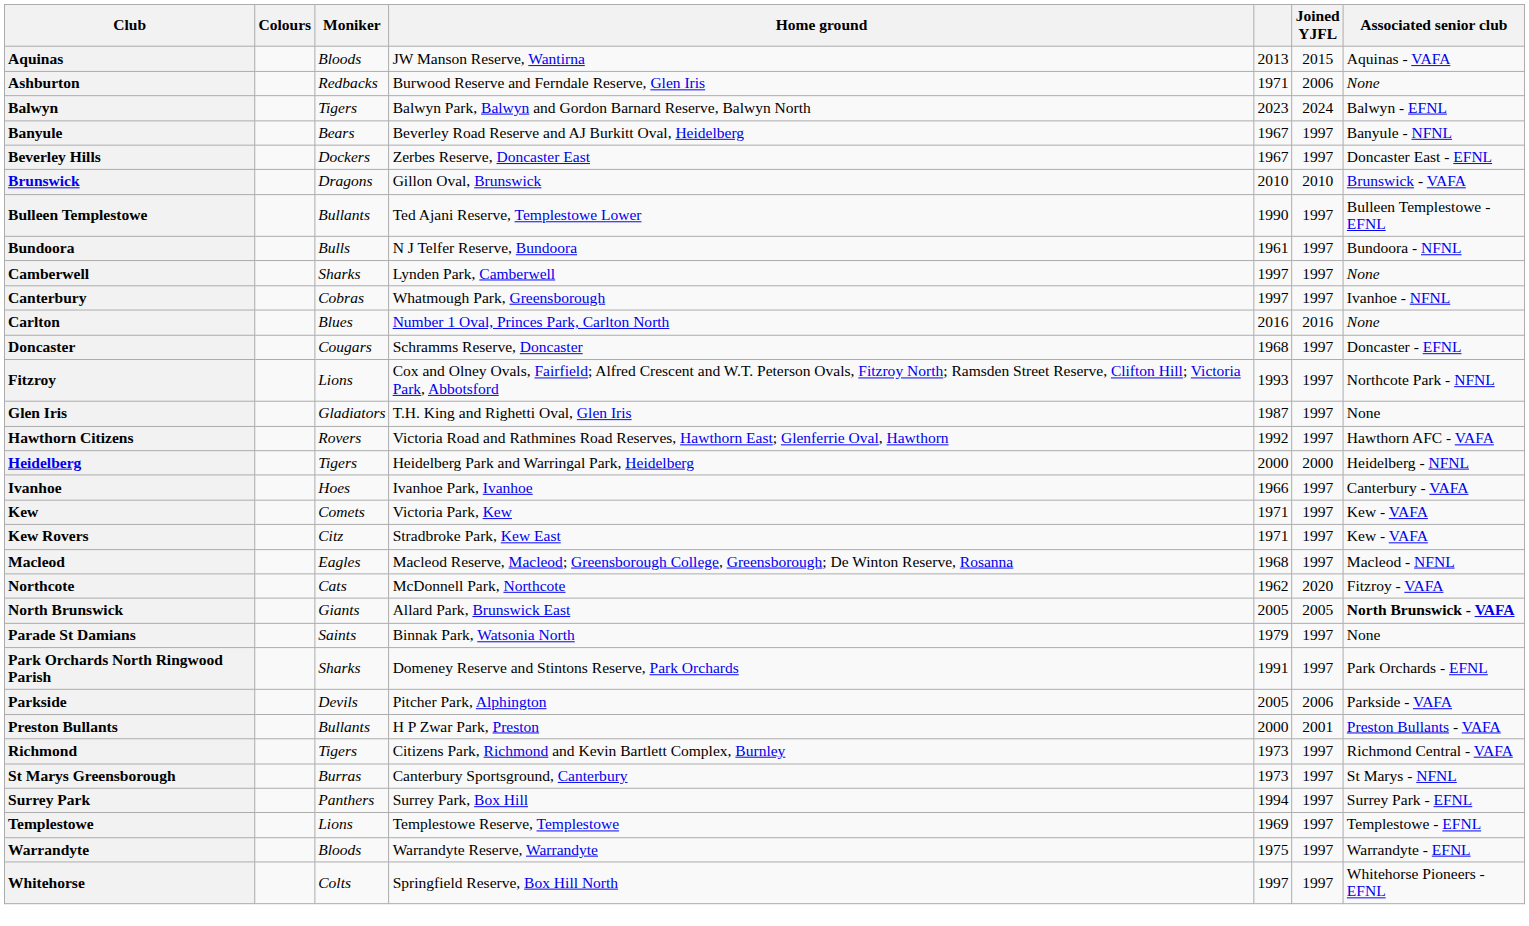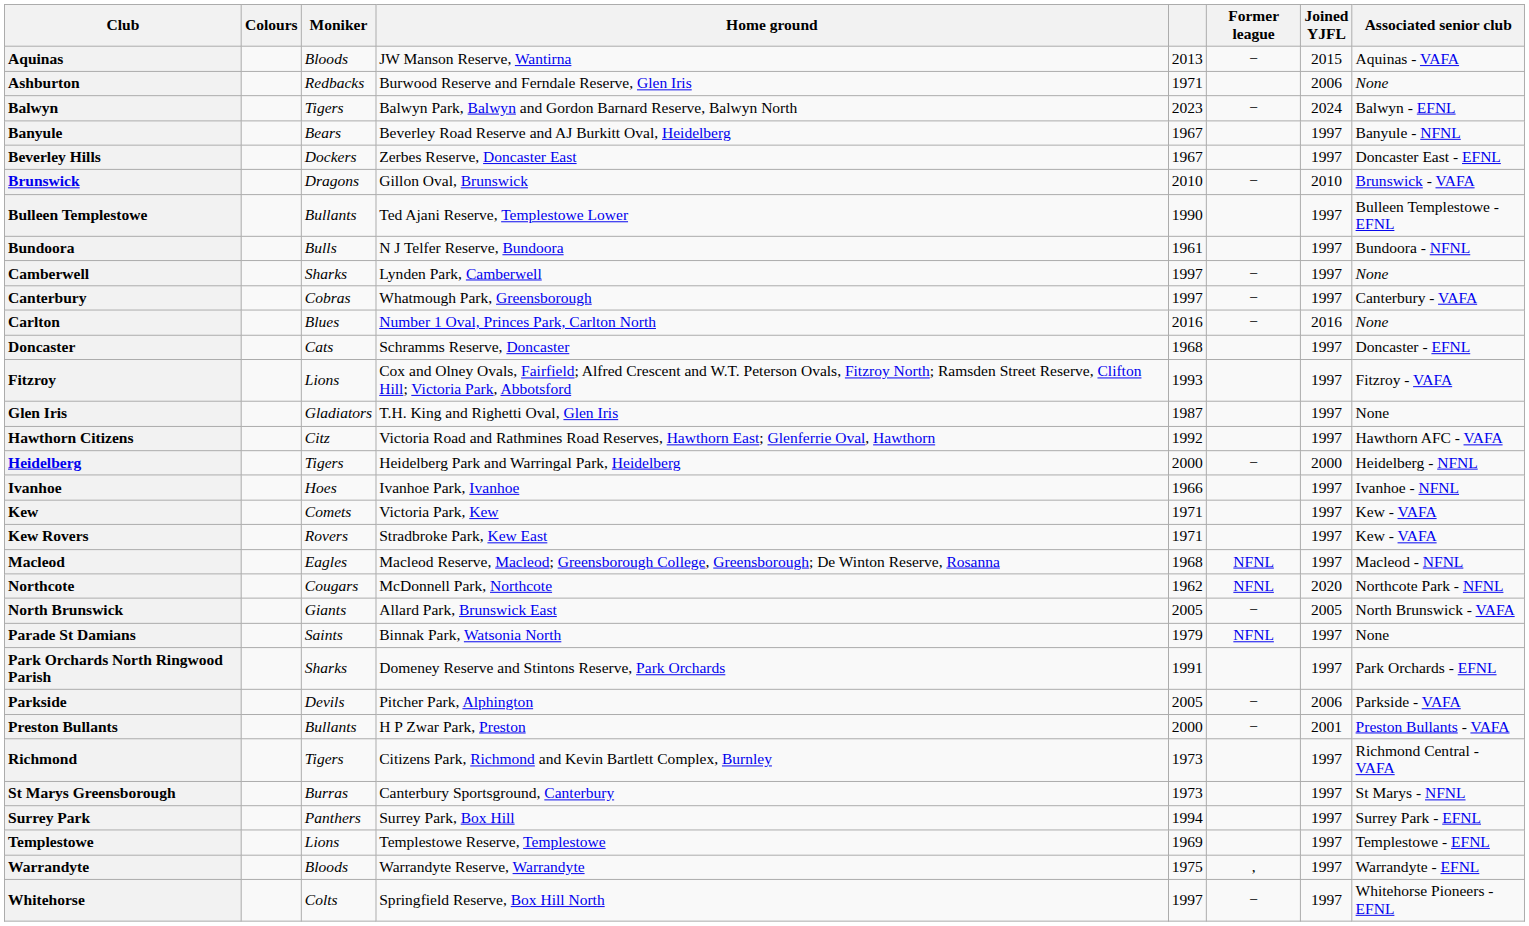+ column: (1254, 25)
(1399, 297) Ivanhoe - NFNL -> (1416, 297) Canterbury - VAFA
(345, 347) Cougars -> (319, 347) Cats
(1421, 380) Northcote Park - NFNL -> (1404, 380) Fitzroy - VAFA
(340, 438) Rovers -> (317, 438) Citz
(1408, 487) Canterbury - VAFA -> (1407, 487) Ivanhoe - NFNL
(331, 536) Citz -> (326, 536) Rovers
(332, 586) Cats -> (332, 586) Cougars
(1395, 586) Fitzroy - VAFA -> (1430, 586) Northcote Park - NFNL
(1431, 610) bold -> (1435, 610) normal
